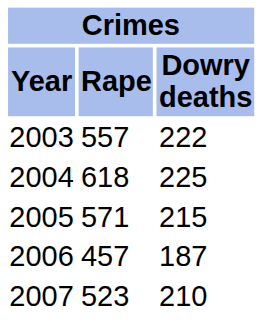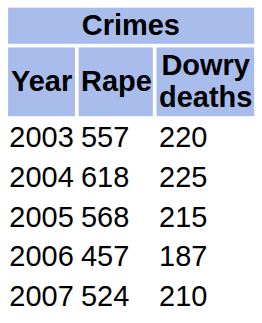(183, 137) 222 -> (183, 137) 220
(105, 217) 571 -> (105, 217) 568
(105, 296) 523 -> (105, 296) 524
